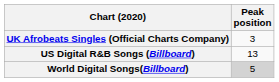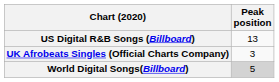rows swapped: (118, 54) <-> (118, 38)
